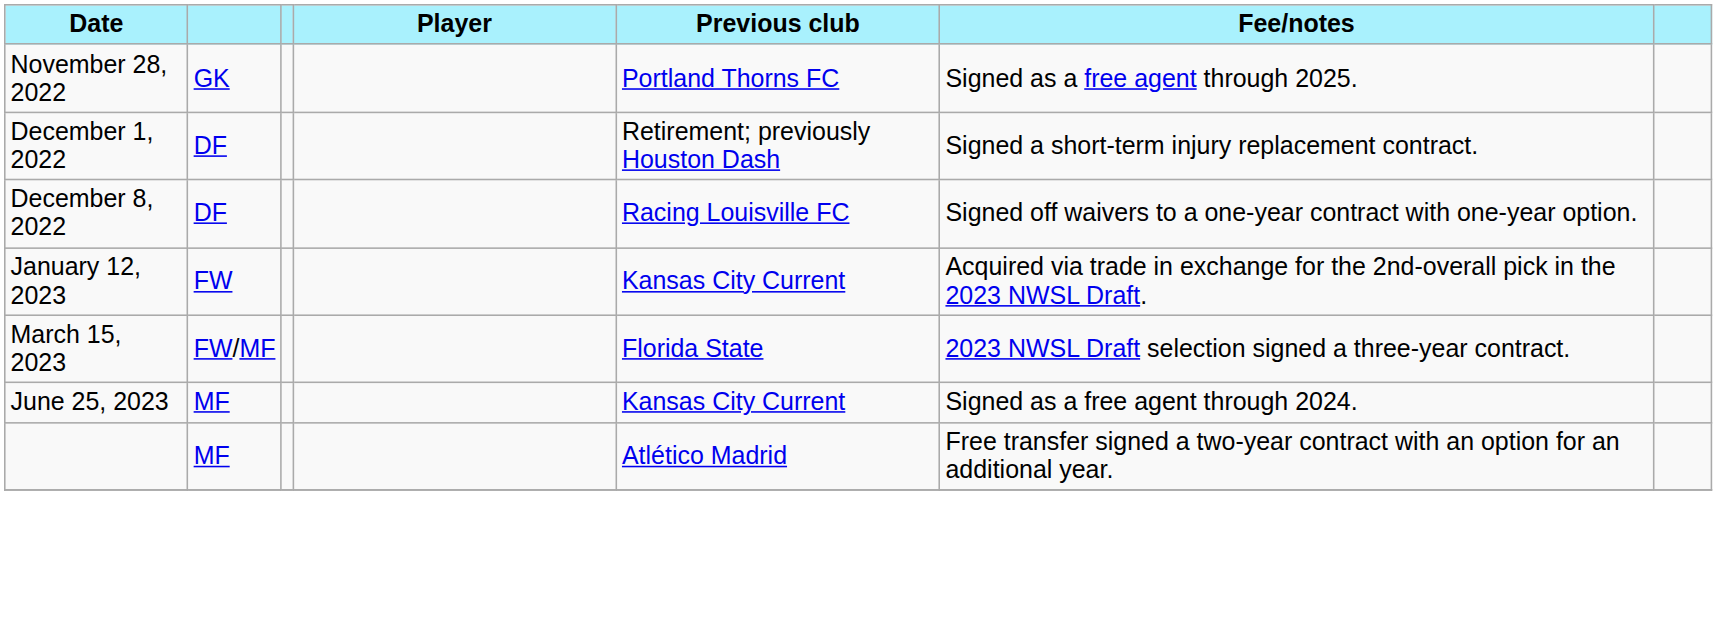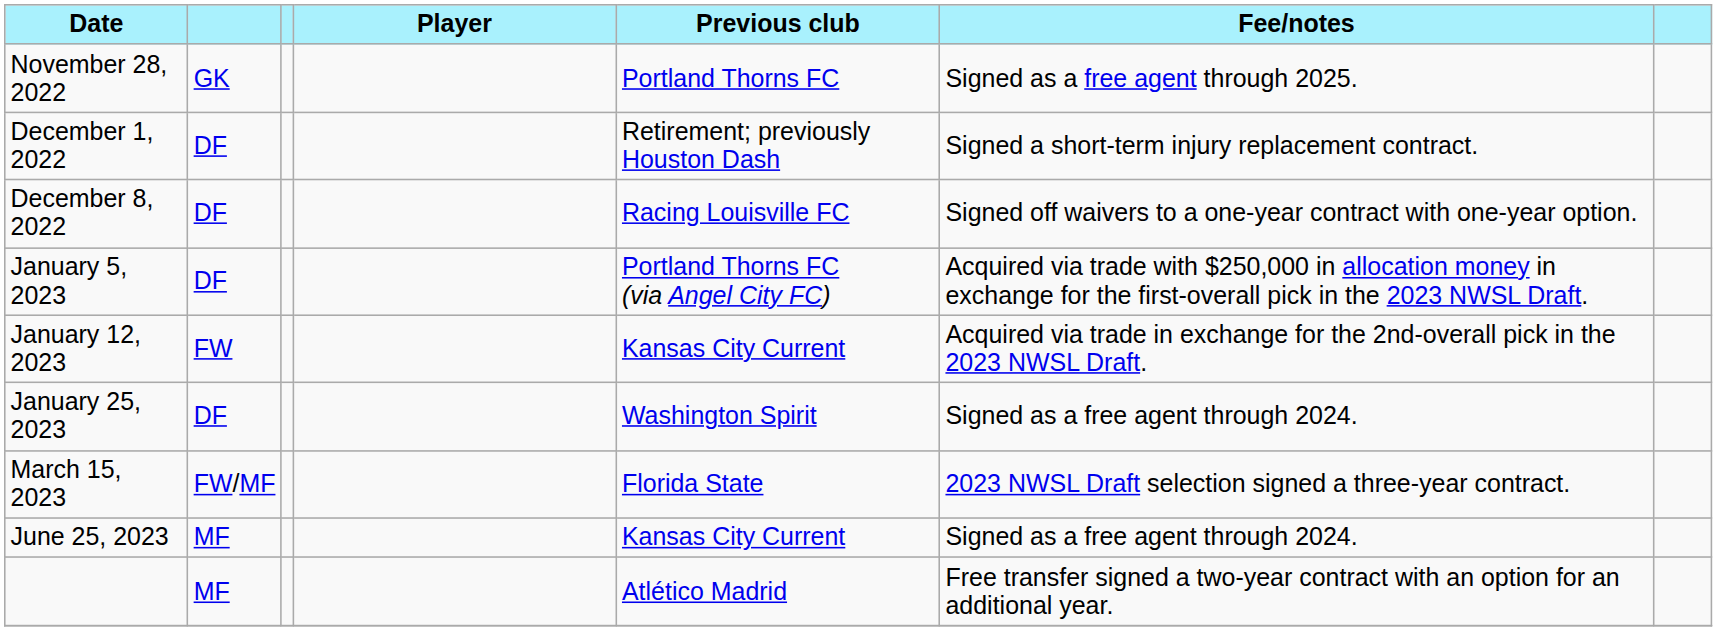+ row: (69, 280)
+ row: (76, 416)
